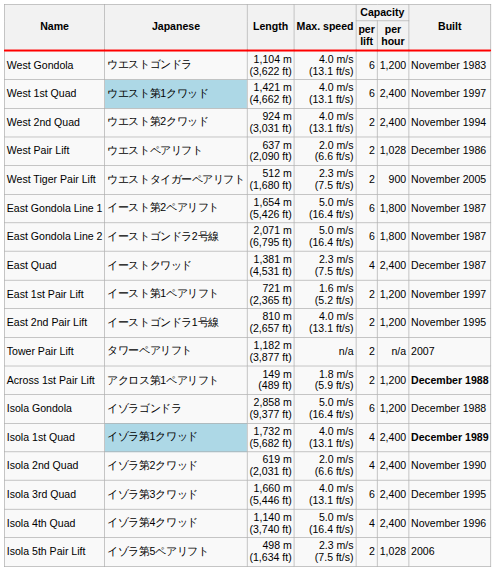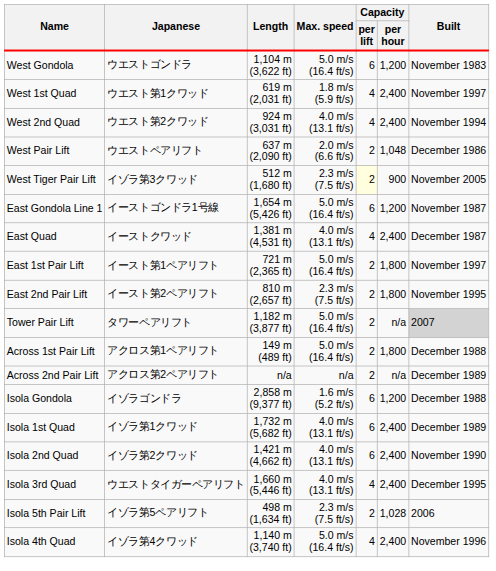(331, 65) 4.0 m/s (13.1 ft/s) -> (331, 65) 5.0 m/s (16.4 ft/s)
(158, 93) lightblue background -> (158, 93) no background
(271, 94) 1,421 m (4,662 ft) -> (271, 94) 619 m (2,031 ft)
(331, 94) 4.0 m/s (13.1 ft/s) -> (334, 94) 1.8 m/s (5.9 ft/s)
(372, 94) 6 -> (372, 94) 4
(372, 122) 2 -> (372, 122) 4
(393, 151) 1,028 -> (393, 151) 1,048
(176, 179) ウエストタイガーペアリフト -> (153, 179) イゾラ第3クワッド
(372, 180) no background -> (372, 180) lightyellow background
(163, 208) イースト第2ペアリフト -> (163, 208) イーストゴンドラ1号線
(393, 208) 1,800 -> (393, 208) 1,200
- row: (55, 237)
(334, 265) 2.3 m/s (7.5 ft/s) -> (331, 237) 4.0 m/s (13.1 ft/s)
(334, 294) 1.6 m/s (5.2 ft/s) -> (331, 265) 5.0 m/s (16.4 ft/s)
(393, 294) 1,200 -> (393, 265) 1,800
(163, 322) イーストゴンドラ1号線 -> (163, 294) イースト第2ペアリフト
(331, 323) 4.0 m/s (13.1 ft/s) -> (334, 294) 2.3 m/s (7.5 ft/s)
(393, 323) 1,200 -> (393, 294) 1,800
(346, 351) n/a -> (331, 323) 5.0 m/s (16.4 ft/s)
(423, 351) no background -> (423, 323) lightgrey background
(334, 380) 1.8 m/s (5.9 ft/s) -> (331, 351) 5.0 m/s (16.4 ft/s)
(393, 380) 1,200 -> (393, 351) 1,800
(450, 380) bold -> (449, 351) normal
+ row: (53, 375)
(331, 409) 5.0 m/s (16.4 ft/s) -> (334, 399) 1.6 m/s (5.2 ft/s)
(153, 437) lightblue background -> (153, 427) no background
(372, 437) 4 -> (372, 427) 6
(450, 437) bold -> (449, 427) normal
(271, 466) 619 m (2,031 ft) -> (271, 456) 1,421 m (4,662 ft)
(334, 466) 2.0 m/s (6.6 ft/s) -> (331, 456) 4.0 m/s (13.1 ft/s)
(372, 466) 4 -> (372, 456) 6
(153, 494) イゾラ第3クワッド -> (176, 484) ウエストタイガーペアリフト
(372, 494) 6 -> (372, 485) 4
rows swapped: (41, 523) <-> (46, 552)
